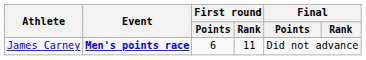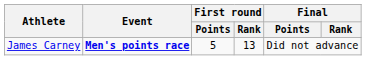(213, 46) 6 -> (213, 46) 5
(249, 46) 11 -> (249, 46) 13
